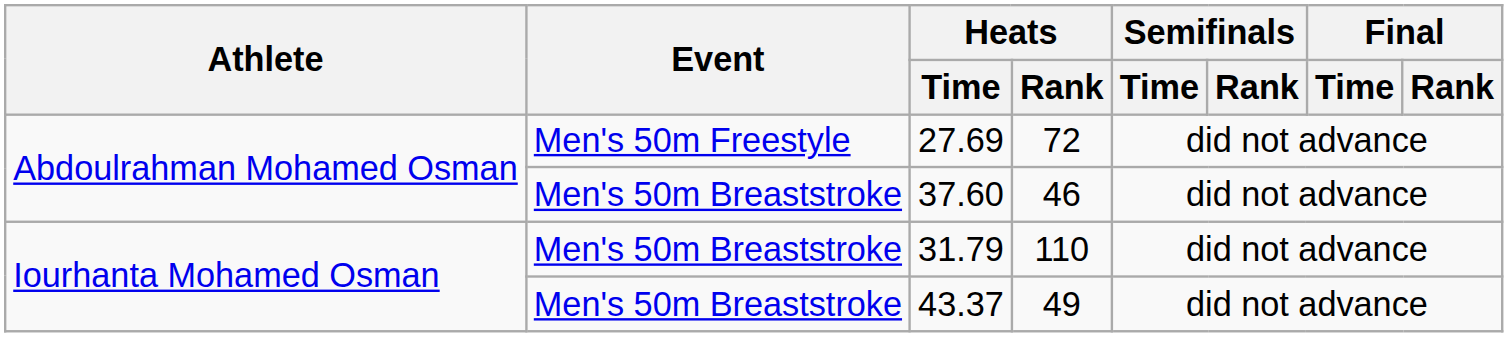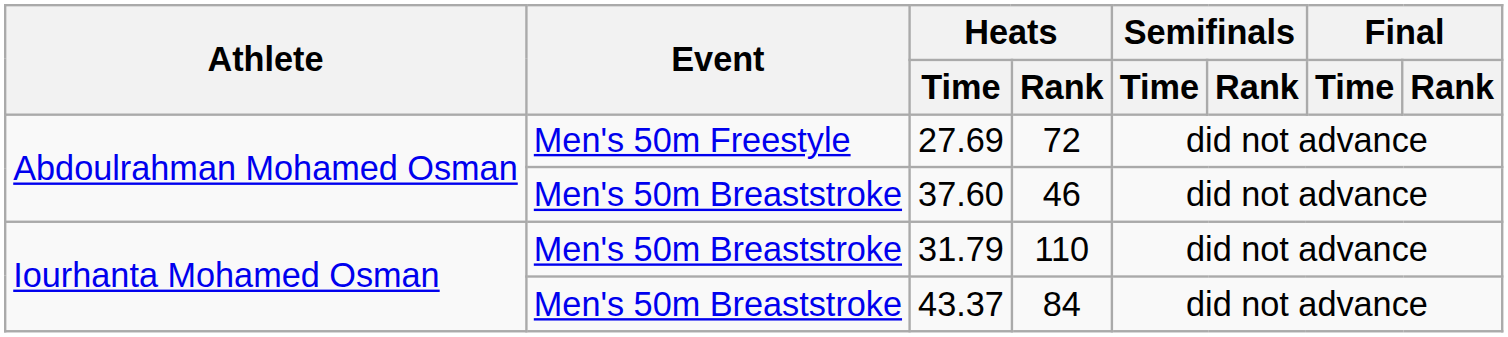(1062, 303) 49 -> (1062, 303) 84
